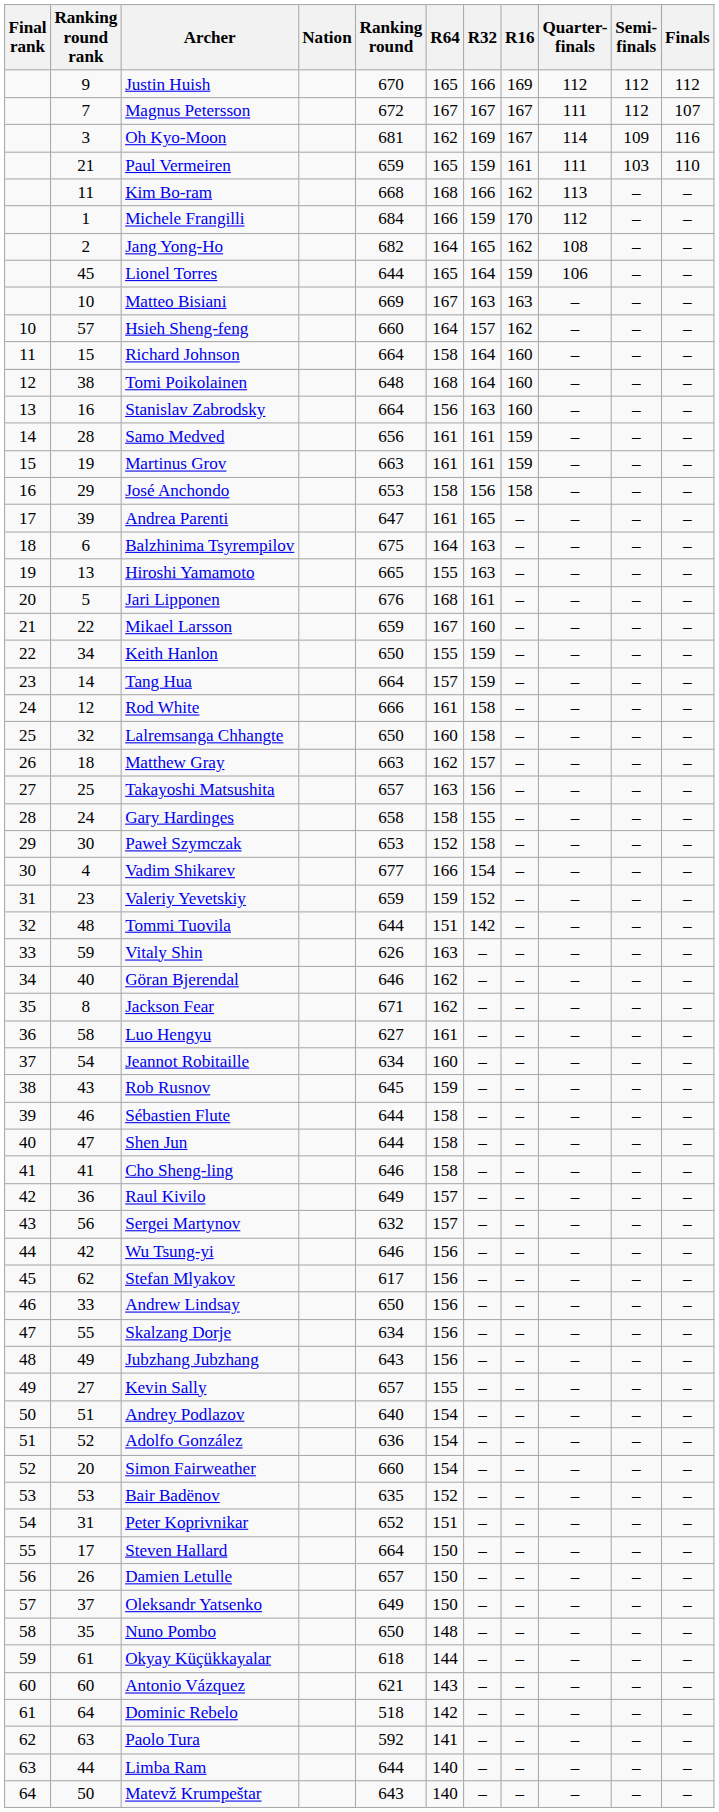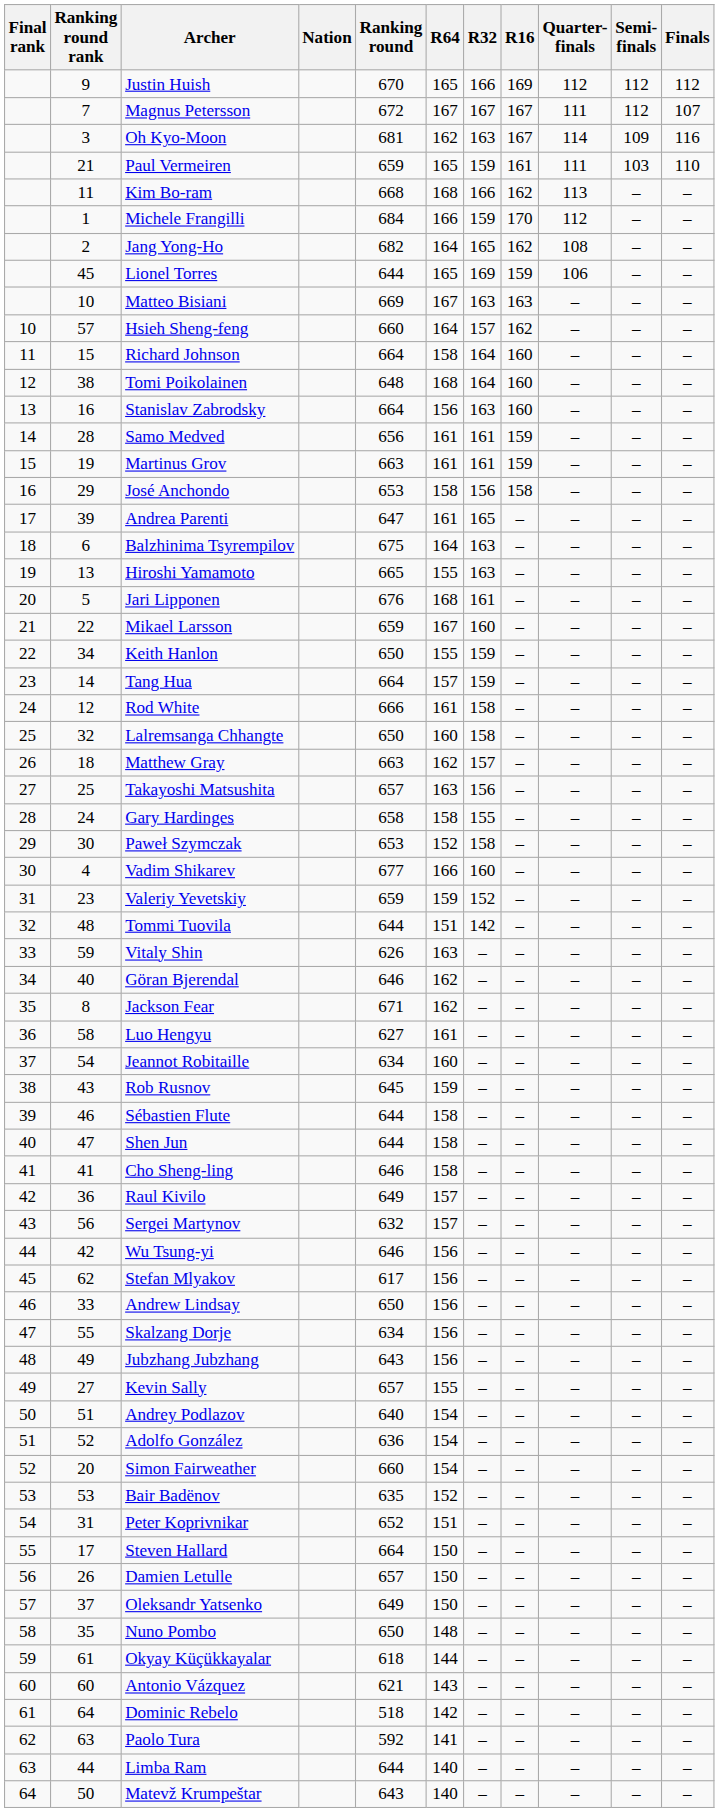(482, 138) 169 -> (482, 138) 163
(482, 273) 164 -> (482, 273) 169
(482, 871) 154 -> (482, 871) 160
